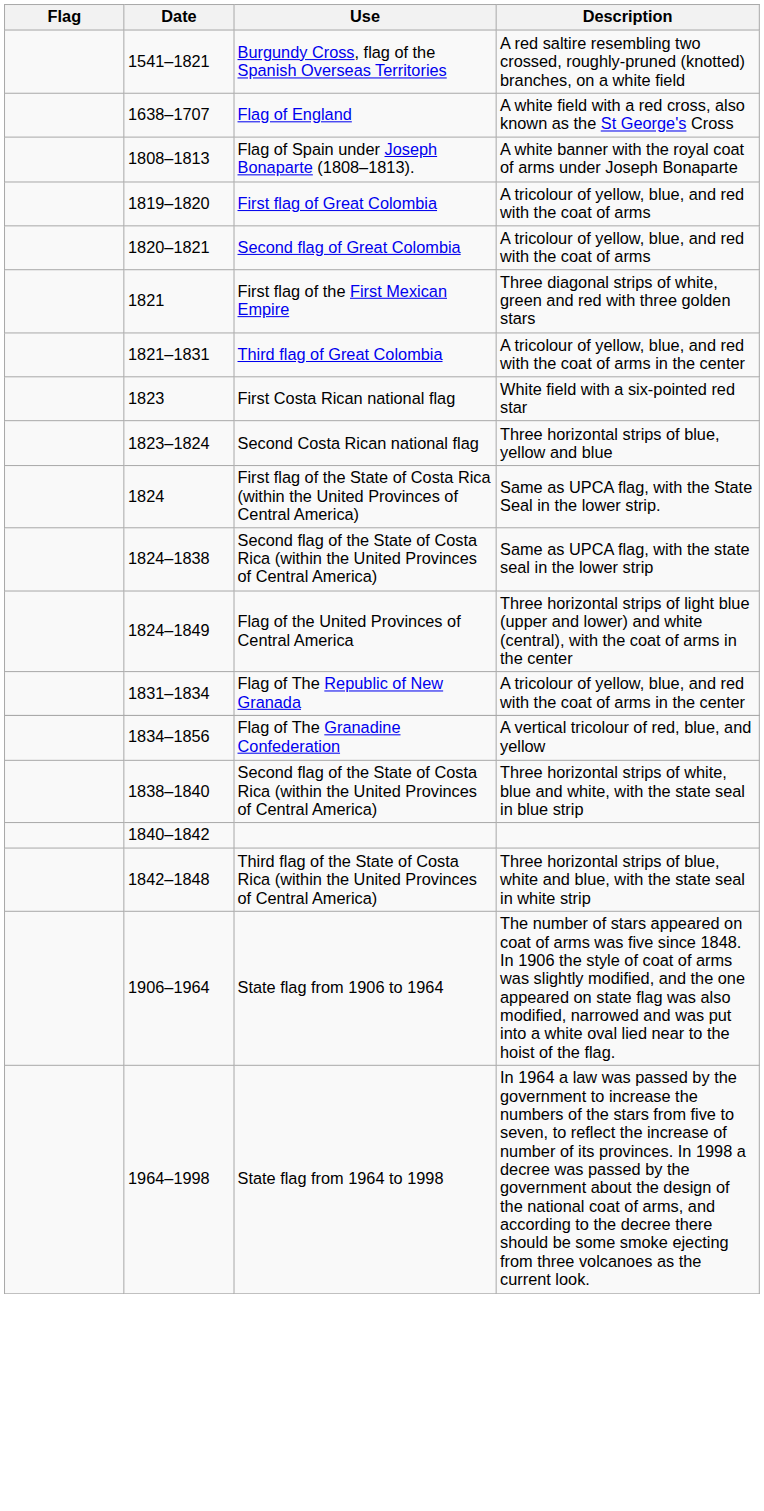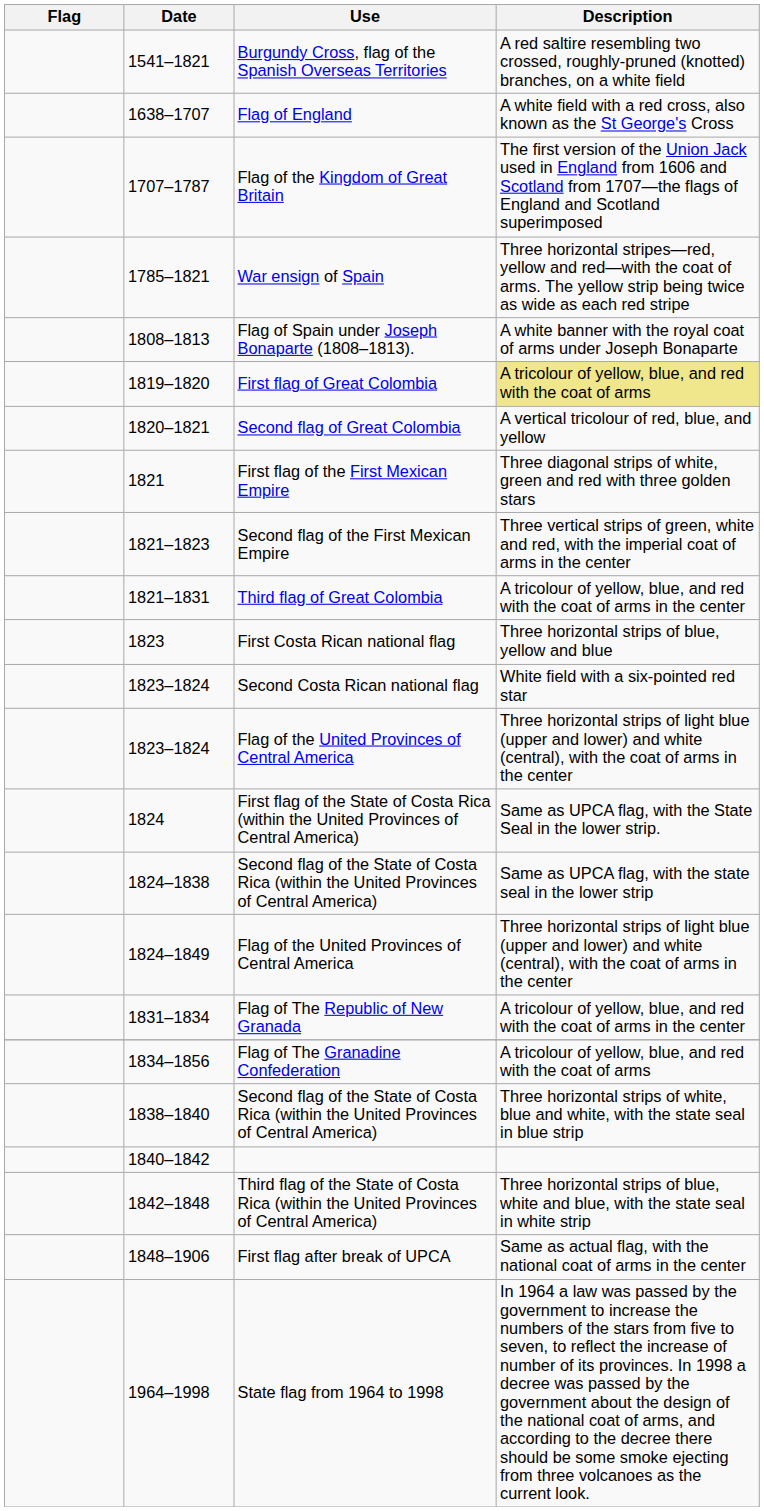+ row: (169, 186)
+ row: (169, 277)
(622, 203) no background -> (622, 383) khaki background
(622, 247) A tricolour of yellow, blue, and red with the coat of arms -> (626, 428) A vertical tricolour of red, blue, and yellow
+ row: (169, 544)
(618, 398) White field with a six-pointed red star -> (610, 641) Three horizontal strips of blue, yellow and blue
(610, 443) Three horizontal strips of blue, yellow and blue -> (618, 686) White field with a six-pointed red star
+ row: (169, 748)
(626, 737) A vertical tricolour of red, blue, and yellow -> (622, 1061) A tricolour of yellow, blue, and red with the coat of arms
+ row: (169, 1256)
- row: (169, 988)
